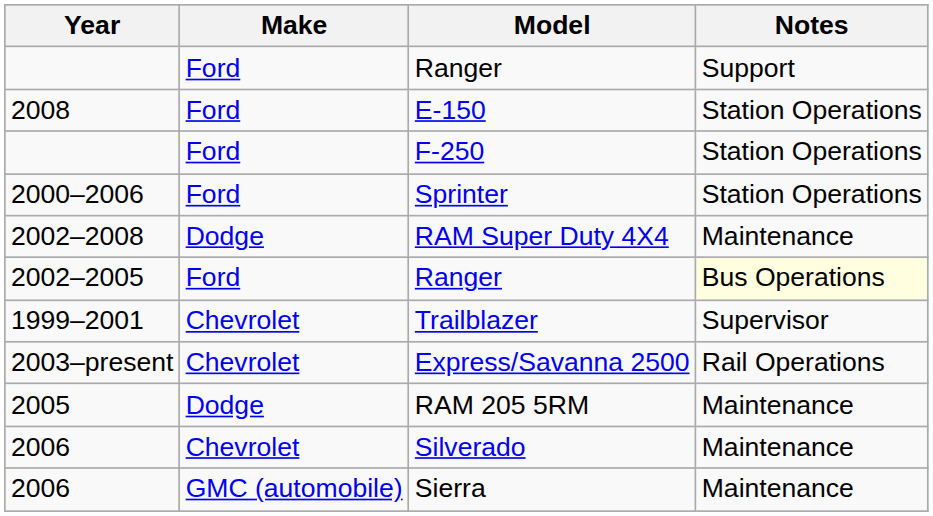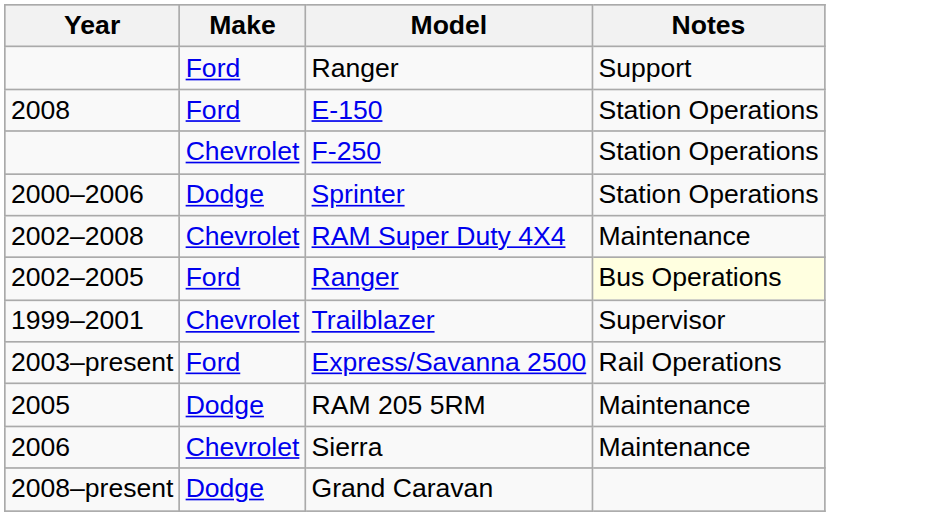(213, 151) Ford -> (242, 151) Chevrolet
(213, 194) Ford -> (225, 194) Dodge
(225, 236) Dodge -> (242, 236) Chevrolet
(242, 362) Chevrolet -> (213, 362) Ford
- row: (40, 446)
(294, 488) GMC (automobile) -> (242, 446) Chevrolet
+ row: (92, 488)
